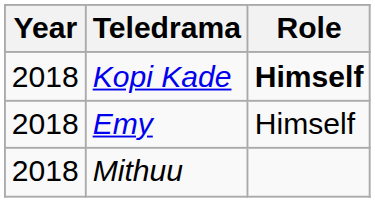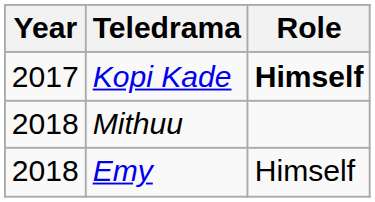(45, 76) 2018 -> (45, 76) 2017
rows swapped: (138, 171) <-> (123, 123)
